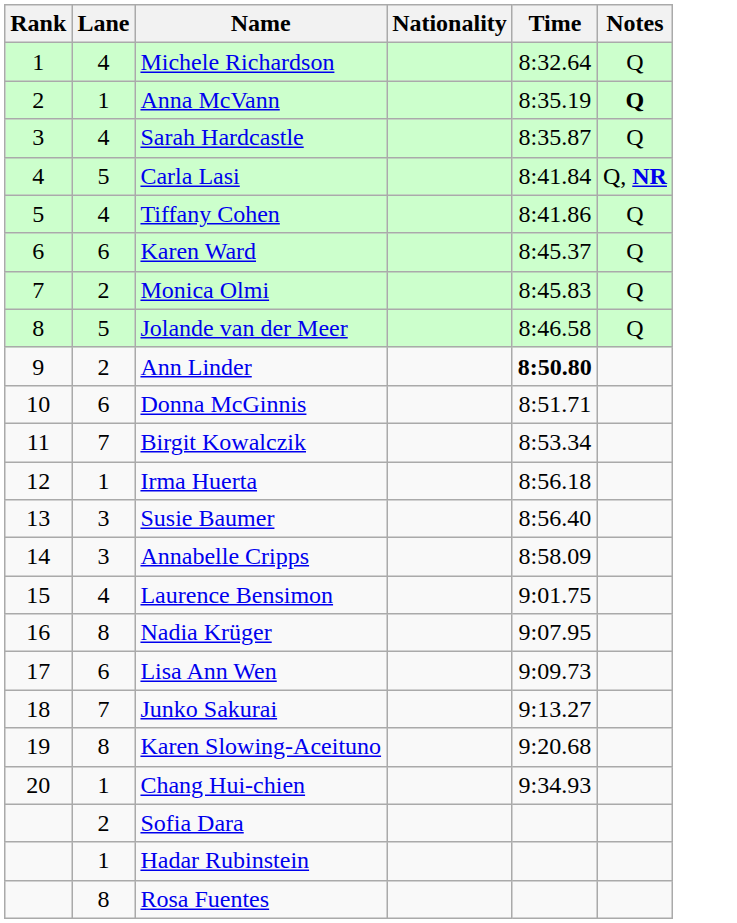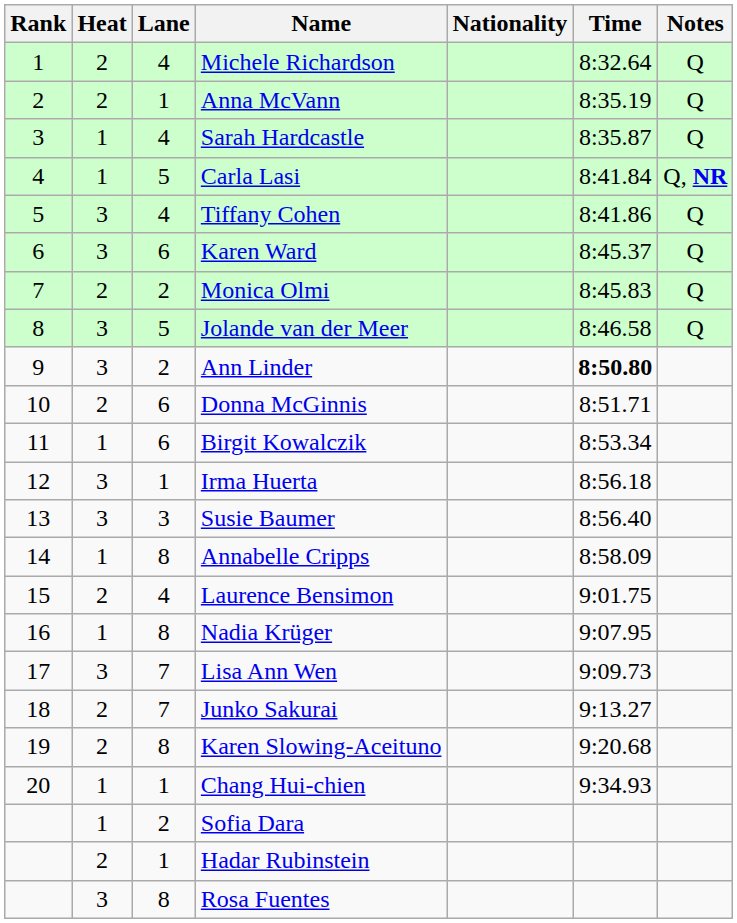+ column: (102, 23)
(635, 99) bold -> (695, 99) normal
(103, 442) 7 -> (164, 442) 6
(103, 556) 3 -> (164, 556) 8
(103, 670) 6 -> (164, 670) 7
